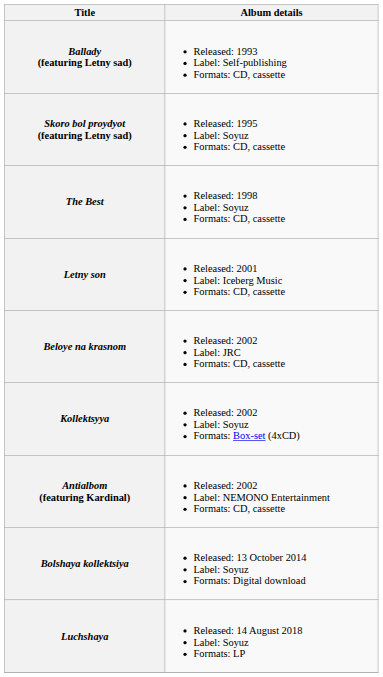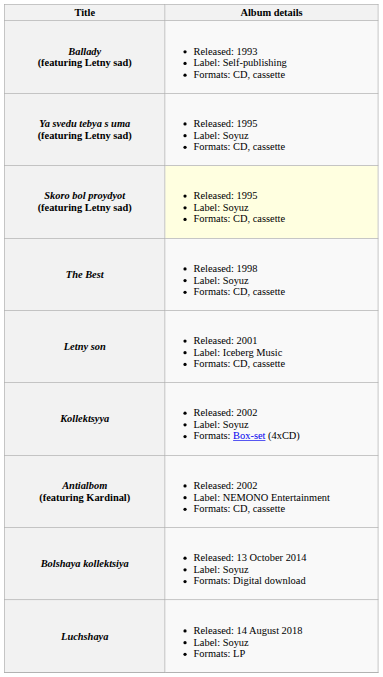+ row: (85, 129)
(272, 135) no background -> (272, 208) lightyellow background
- row: (85, 346)
